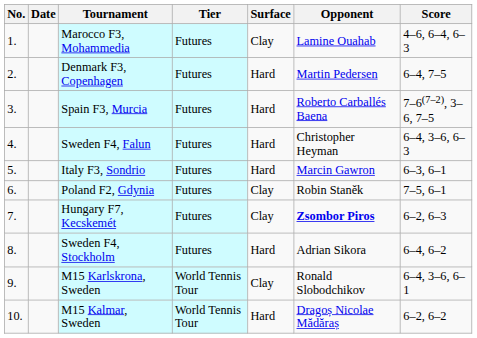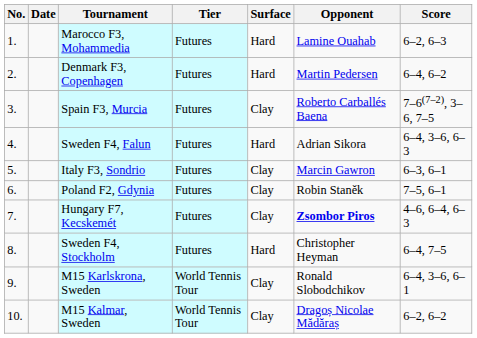(262, 40) Clay -> (263, 40) Hard
(434, 40) 4–6, 6–4, 6–3 -> (425, 40) 6–2, 6–3
(425, 74) 6–4, 7–5 -> (425, 74) 6–4, 6–2
(263, 109) Hard -> (262, 109) Clay
(326, 144) Christopher Heyman -> (331, 144) Adrian Sikora
(263, 170) Hard -> (262, 170) Clay
(425, 216) 6–2, 6–3 -> (434, 216) 4–6, 6–4, 6–3
(331, 250) Adrian Sikora -> (326, 250) Christopher Heyman
(425, 250) 6–4, 6–2 -> (425, 250) 6–4, 7–5
(263, 316) Hard -> (262, 316) Clay
